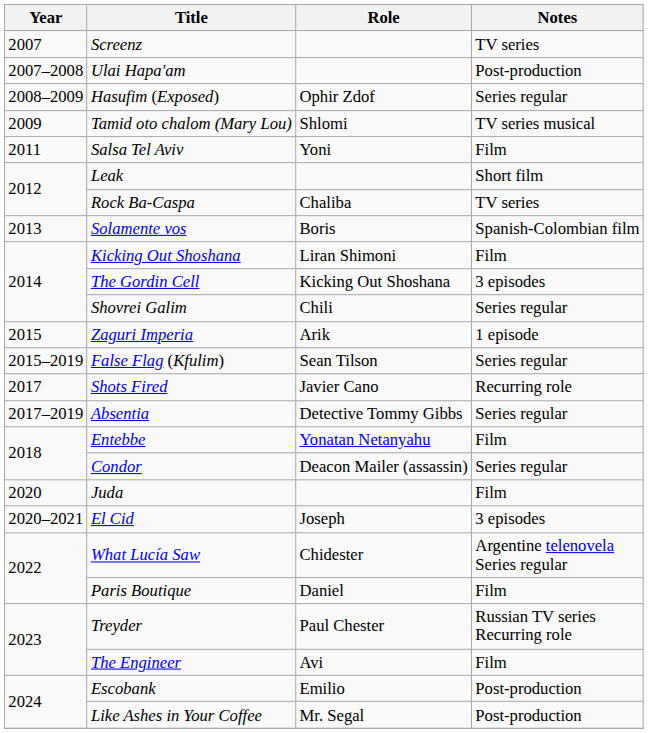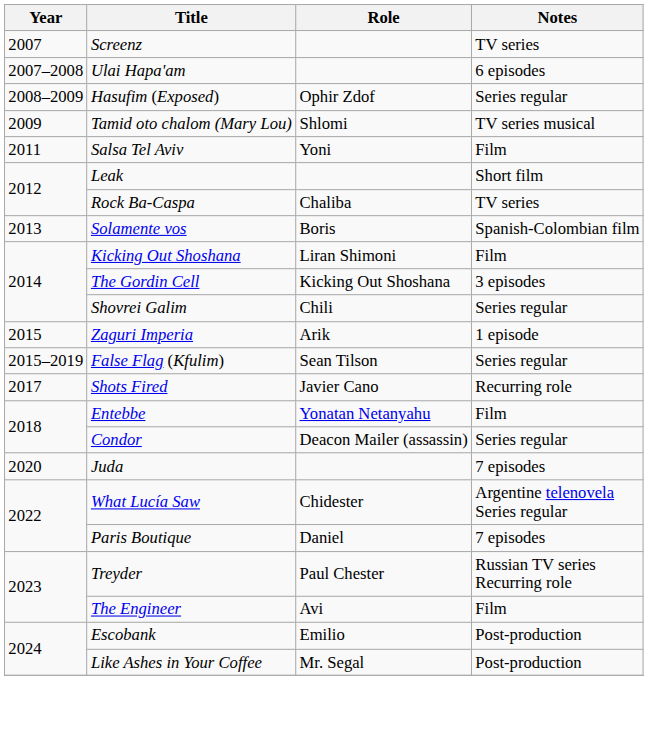(529, 70) Post-production -> (510, 70) 6 episodes
- row: (120, 413)
(491, 492) Film -> (510, 466) 7 episodes
- row: (112, 519)
(491, 590) Film -> (510, 537) 7 episodes
